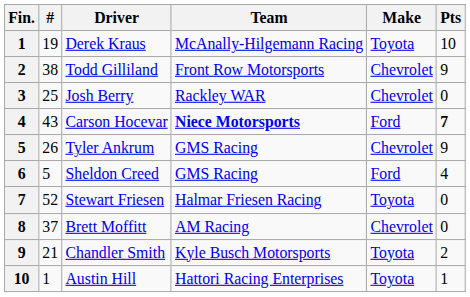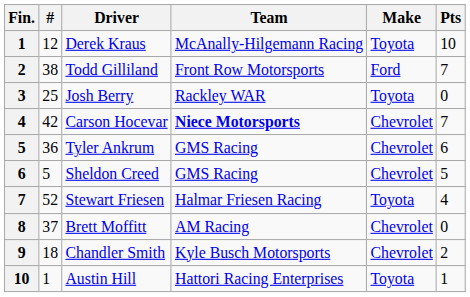(50, 43) 19 -> (50, 43) 12
(402, 69) Chevrolet -> (385, 69) Ford
(444, 69) 9 -> (444, 69) 7
(402, 95) Chevrolet -> (392, 95) Toyota
(50, 121) 43 -> (50, 121) 42
(385, 121) Ford -> (402, 121) Chevrolet
(444, 121) bold -> (444, 121) normal
(50, 148) 26 -> (50, 148) 36
(444, 148) 9 -> (444, 148) 6
(385, 174) Ford -> (402, 174) Chevrolet
(444, 174) 4 -> (444, 174) 5
(444, 200) 0 -> (444, 200) 4
(50, 252) 21 -> (50, 252) 18
(392, 252) Toyota -> (402, 252) Chevrolet
